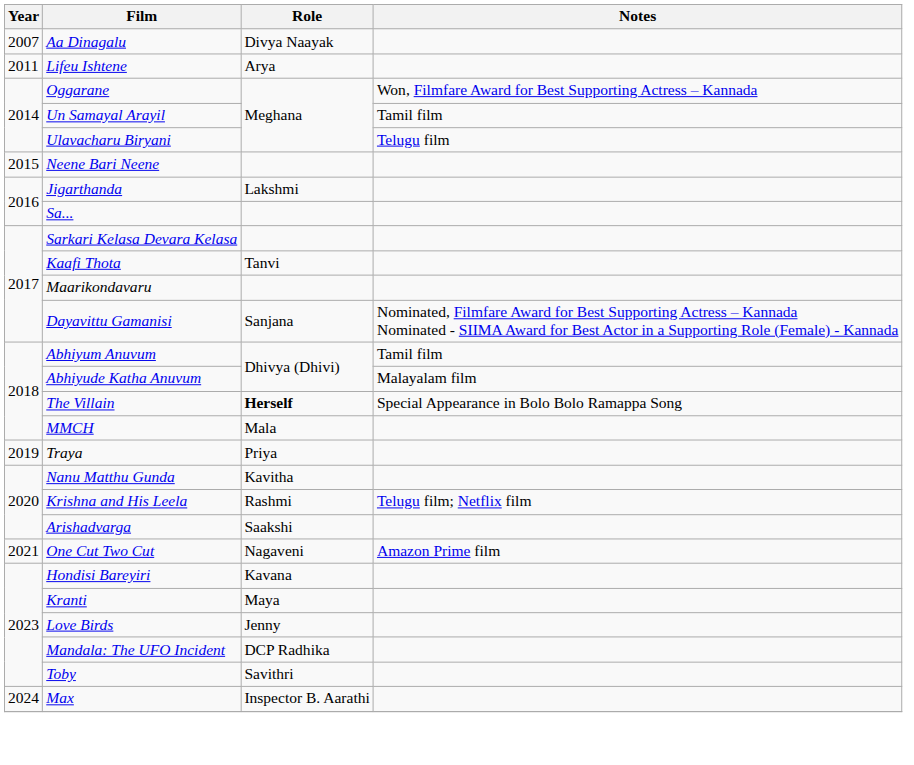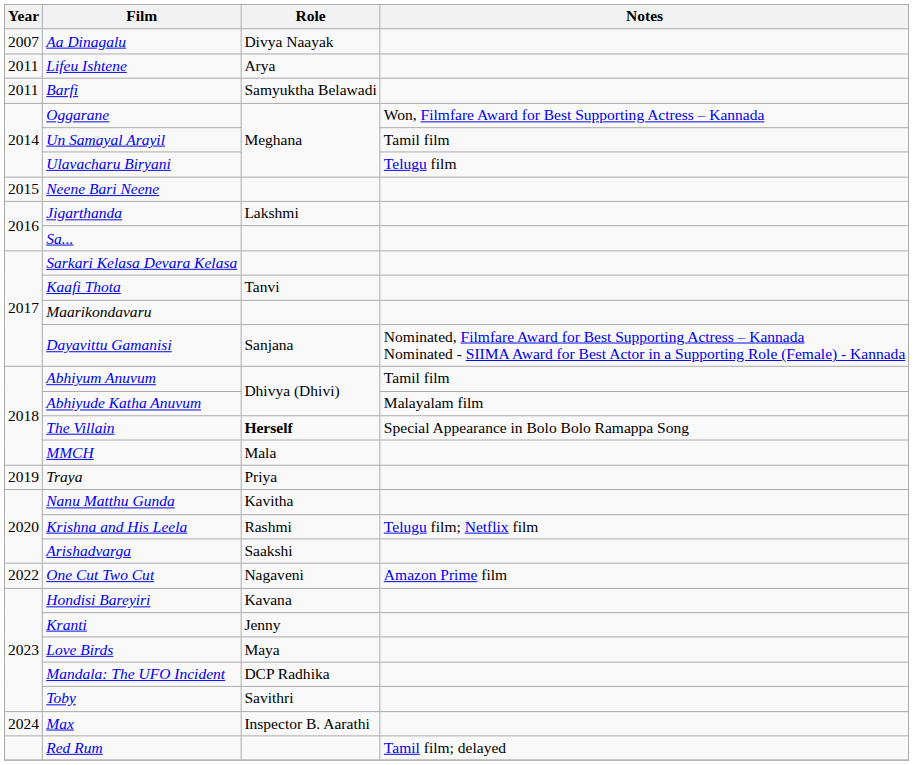+ row: (62, 90)
(24, 551) 2021 -> (24, 575) 2022
(262, 600) Maya -> (262, 624) Jenny
(262, 624) Jenny -> (262, 649) Maya
+ row: (74, 748)
